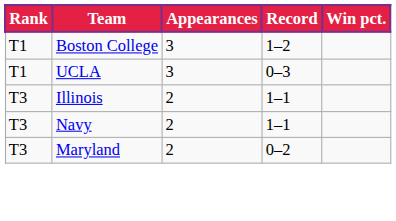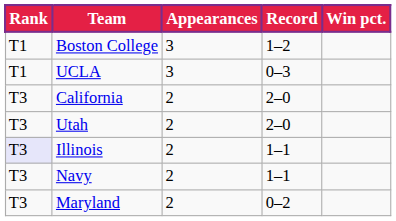+ row: (89, 98)
+ row: (72, 124)
(18, 98) no background -> (18, 150) lavender background
